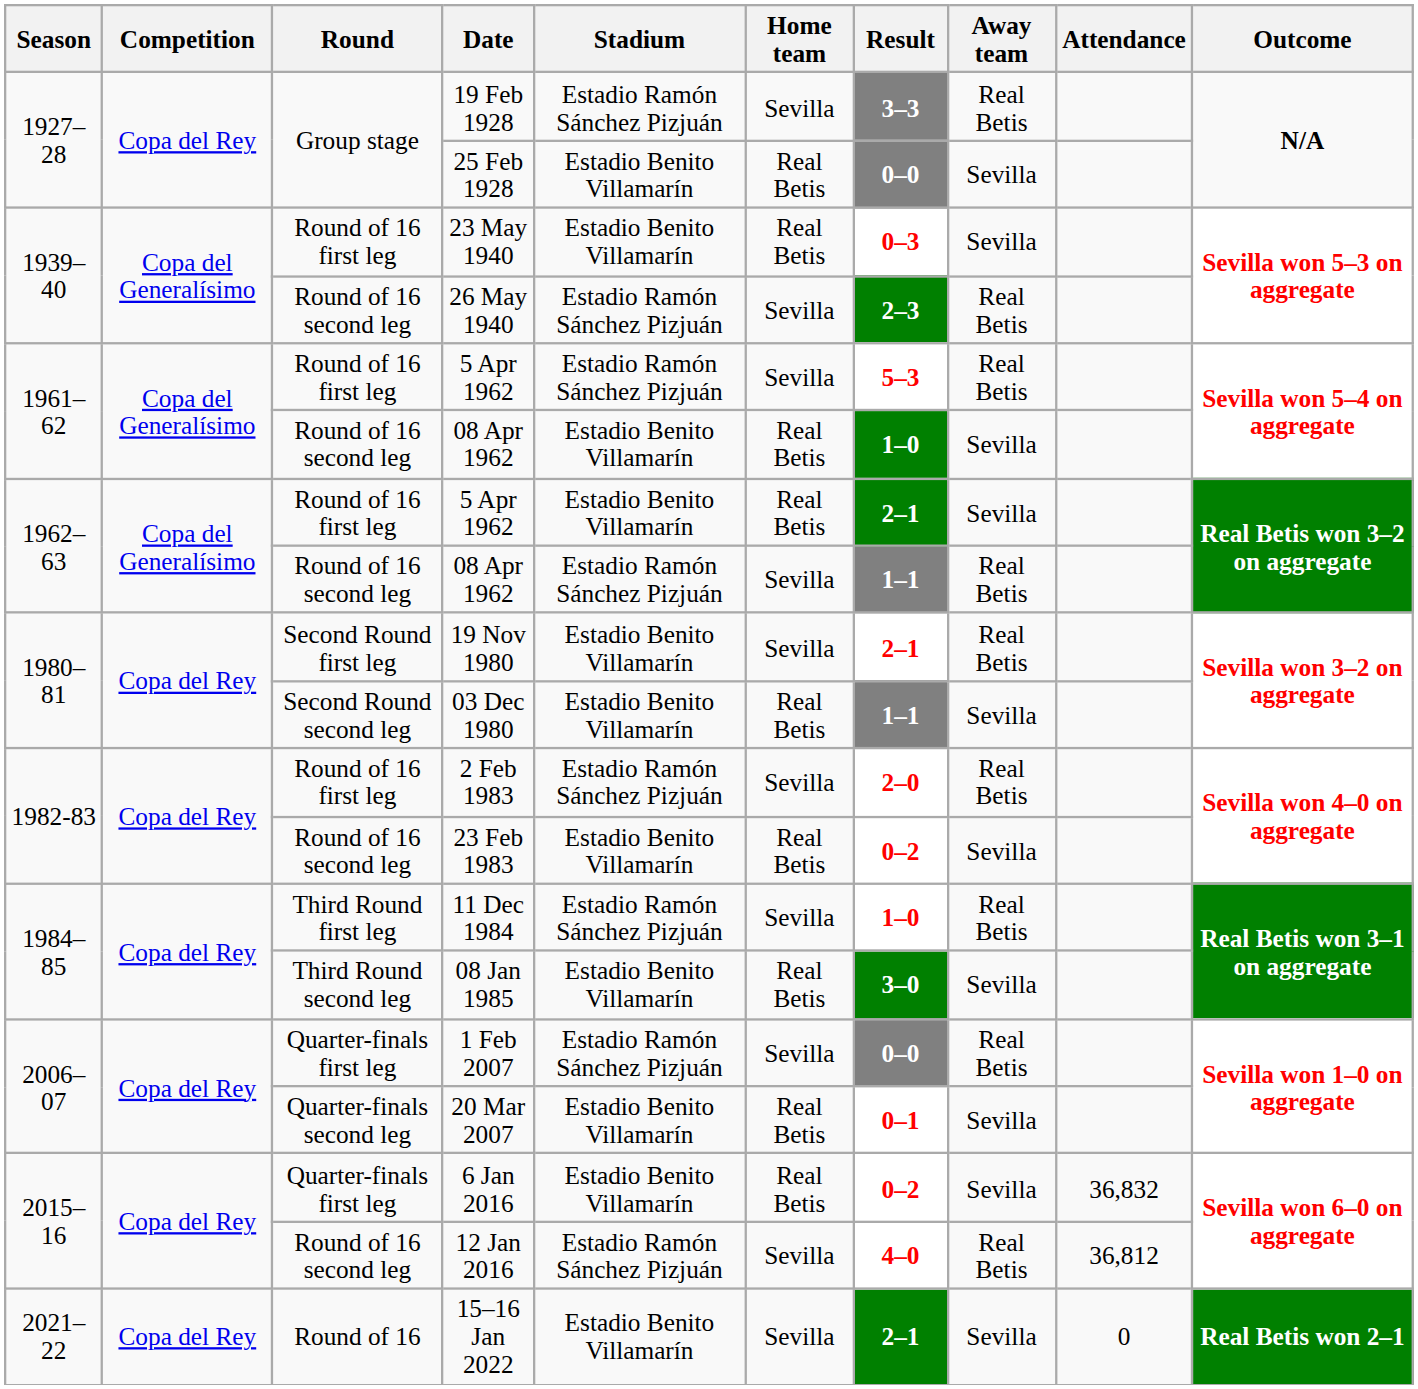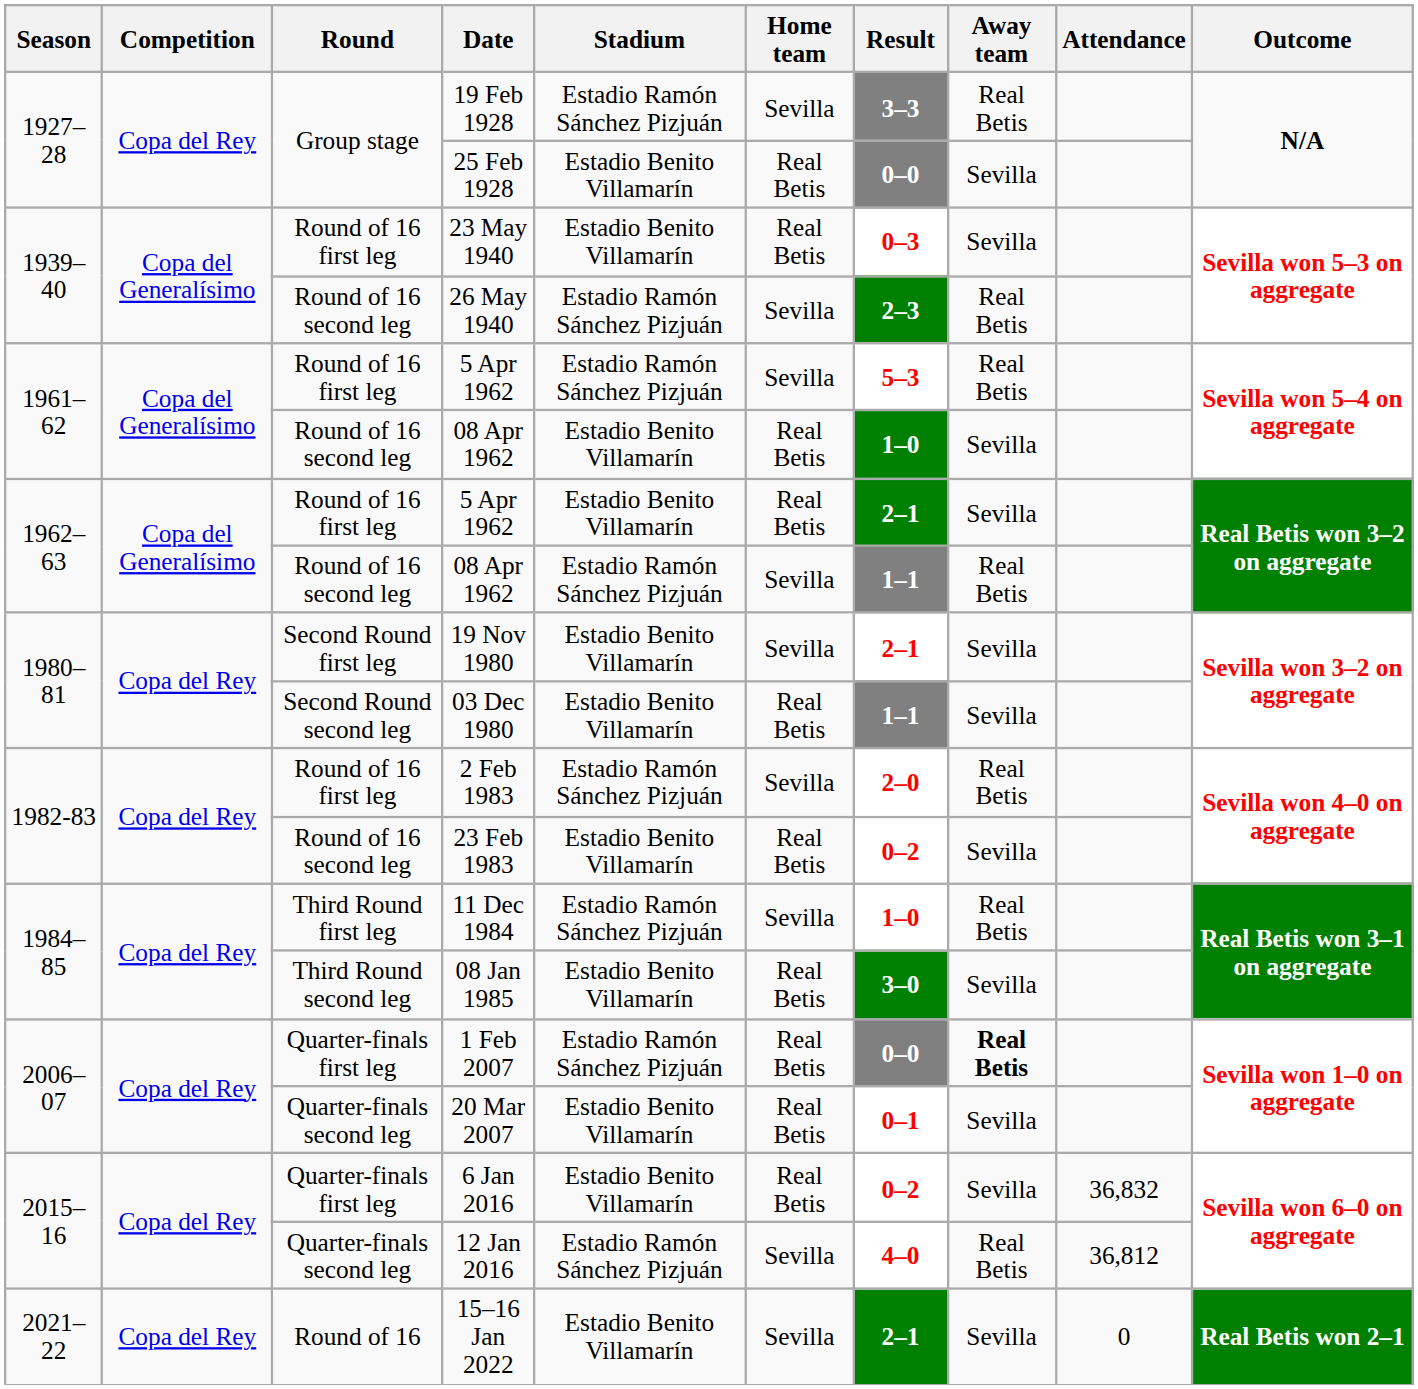(1002, 647) Real Betis -> (1002, 647) Sevilla
(799, 1052) Sevilla -> (799, 1052) Real Betis
(1002, 1052) normal -> (1001, 1052) bold
(357, 1255) Round of 16 second leg -> (357, 1255) Quarter-finals second leg
